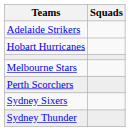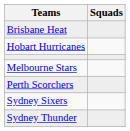- row: (44, 29)
+ row: (37, 29)
